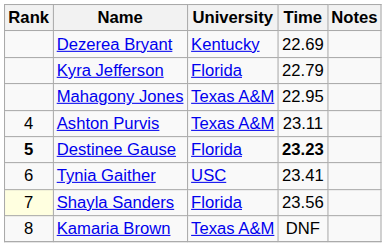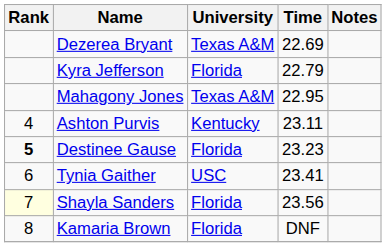(225, 44) Kentucky -> (233, 44) Texas A&M
(233, 123) Texas A&M -> (225, 123) Kentucky
(303, 149) bold -> (303, 149) normal
(233, 228) Texas A&M -> (217, 228) Florida
